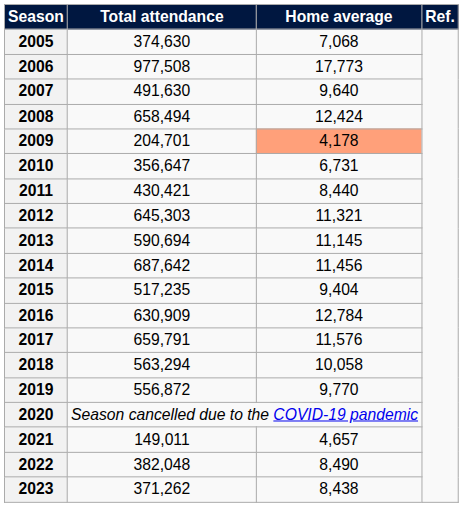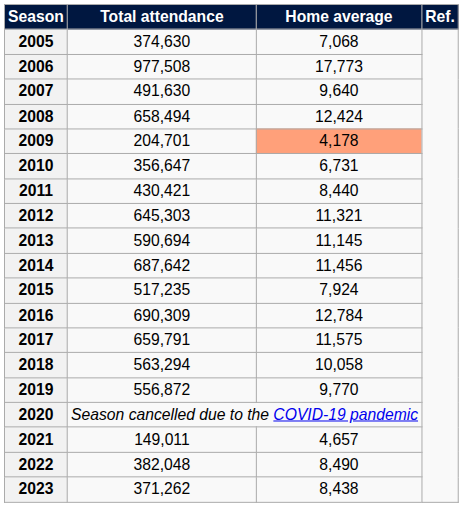(339, 290) 9,404 -> (339, 290) 7,924
(162, 315) 630,909 -> (162, 315) 690,309
(339, 340) 11,576 -> (339, 340) 11,575
